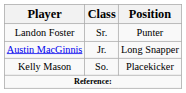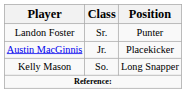(150, 49) Long Snapper -> (150, 49) Placekicker
(150, 66) Placekicker -> (150, 66) Long Snapper
